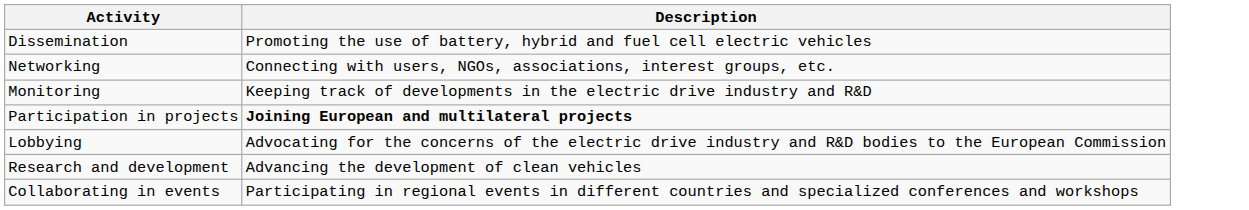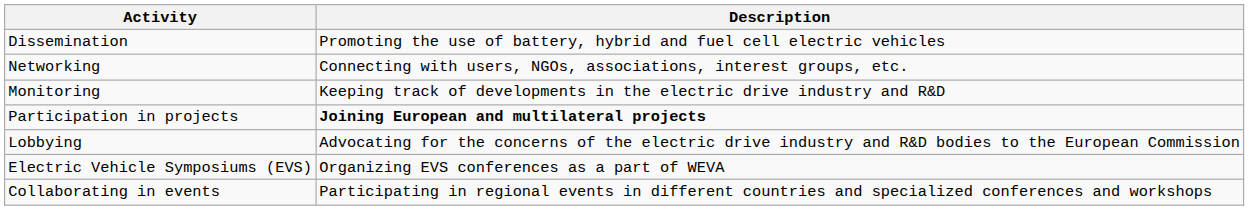- row: (119, 167)
+ row: (160, 167)
